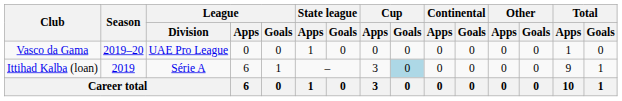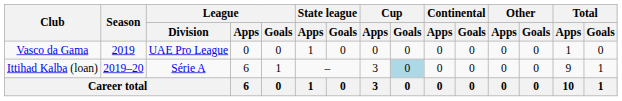(123, 50) 2019–20 -> (123, 50) 2019
(123, 68) 2019 -> (123, 68) 2019–20
